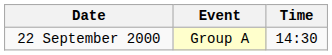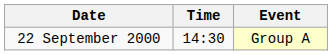columns swapped: (297, 16) <-> (220, 16)
